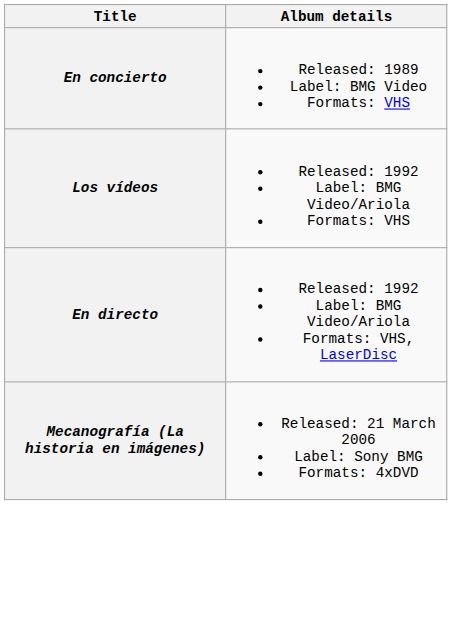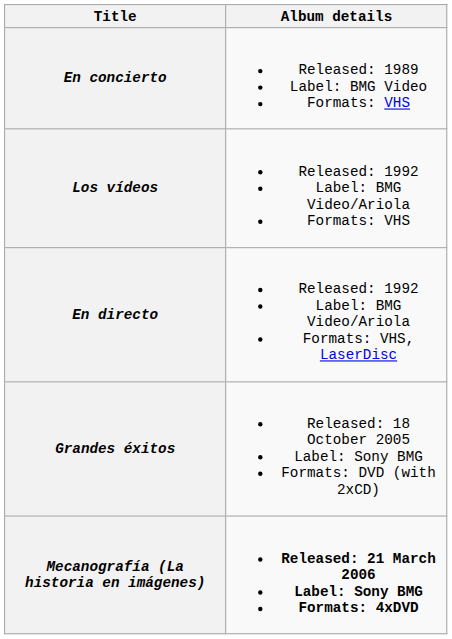+ row: (115, 449)
(337, 449) normal -> (337, 583) bold
